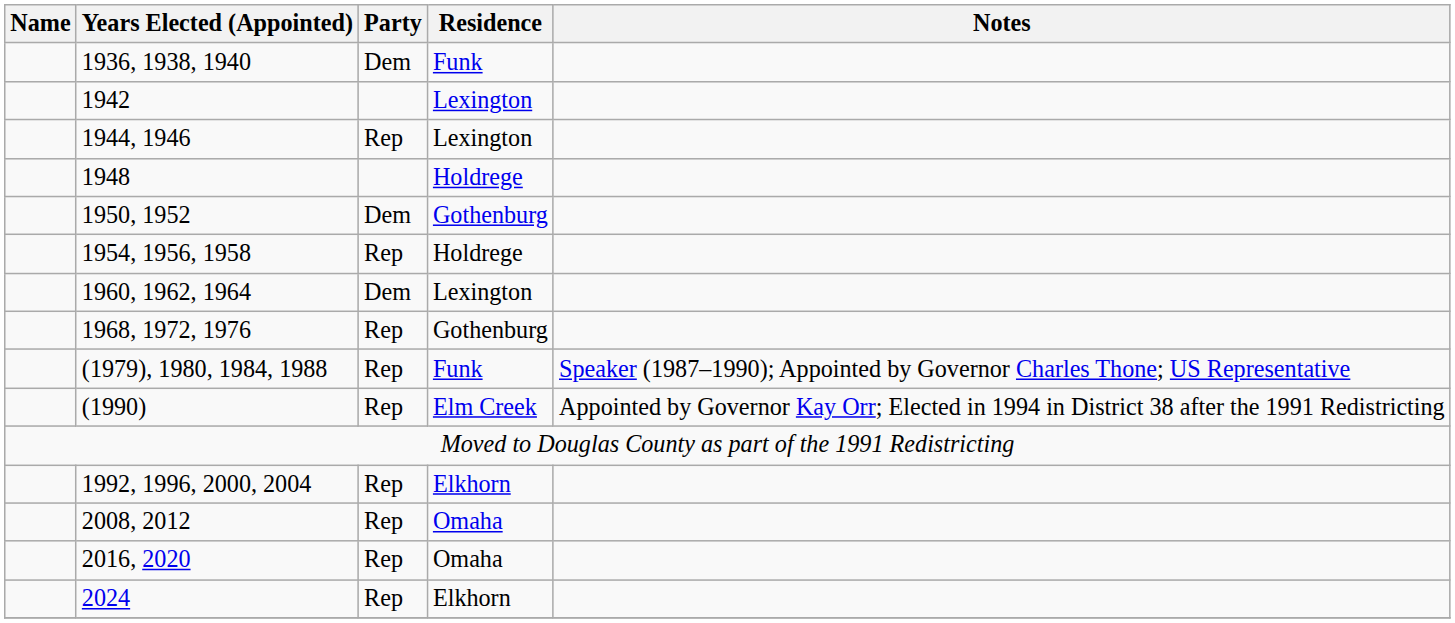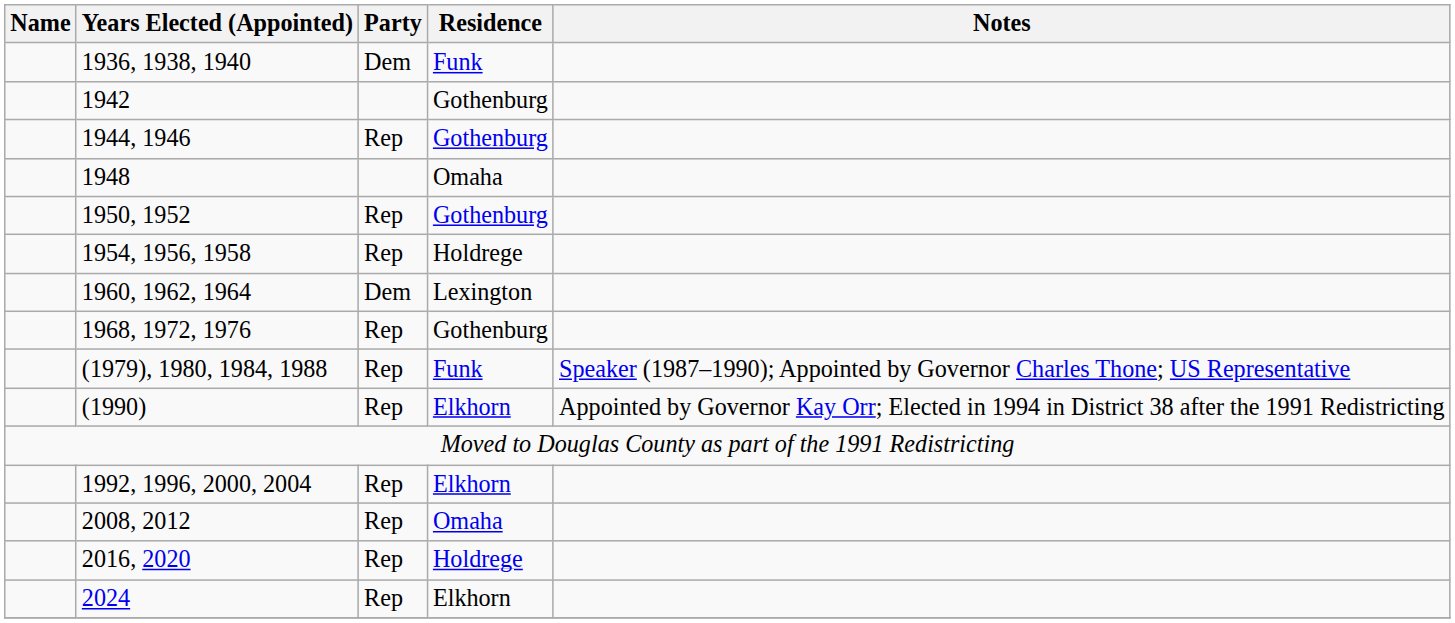(483, 100) Lexington -> (490, 100) Gothenburg
(483, 138) Lexington -> (490, 138) Gothenburg
(478, 176) Holdrege -> (468, 176) Omaha
(388, 215) Dem -> (384, 215) Rep
(485, 406) Elm Creek -> (472, 406) Elkhorn
(468, 560) Omaha -> (478, 560) Holdrege
